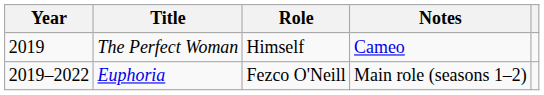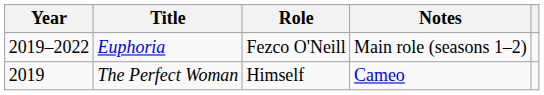rows swapped: (131, 75) <-> (168, 47)
